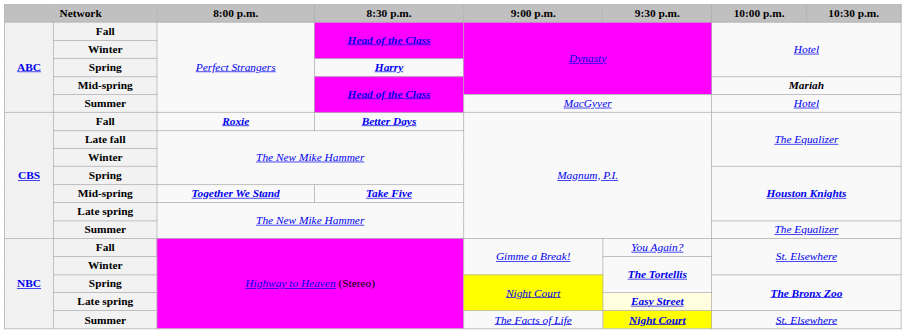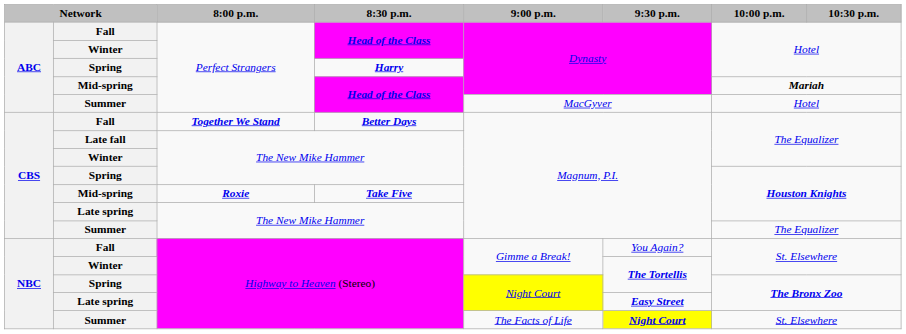(236, 121) Roxie -> (236, 121) Together We Stand
(236, 193) Together We Stand -> (236, 193) Roxie
(657, 301) lightyellow background -> (657, 301) no background
